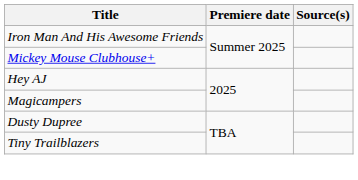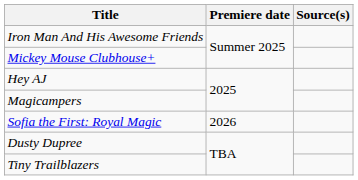+ row: (84, 121)
